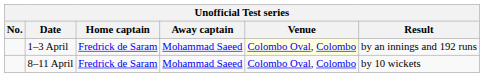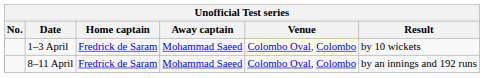(419, 47) by an innings and 192 runs -> (391, 47) by 10 wickets
(391, 64) by 10 wickets -> (419, 64) by an innings and 192 runs
